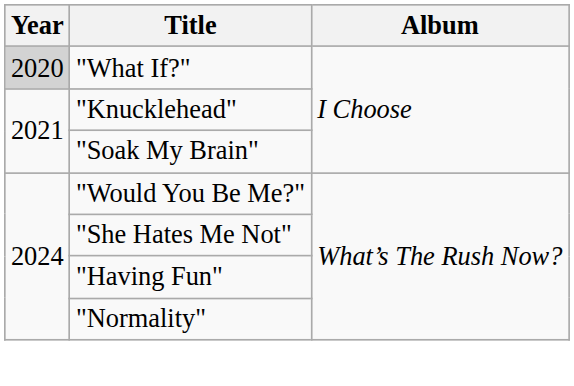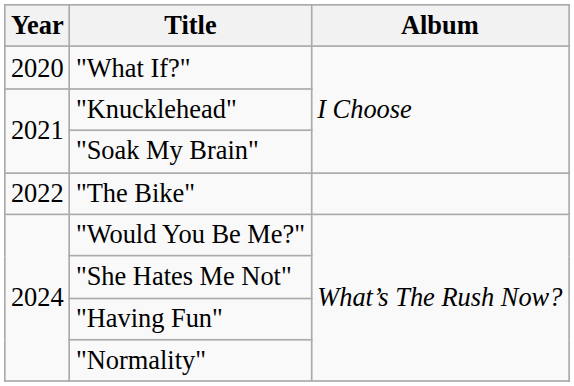(37, 67) lightgrey background -> (37, 67) no background
+ row: (135, 192)
